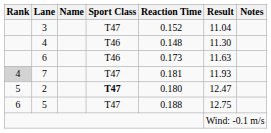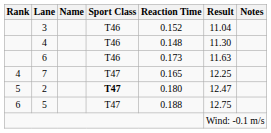(112, 27) T47 -> (112, 27) T46
(18, 74) lightgrey background -> (18, 74) no background
(171, 74) 0.181 -> (171, 74) 0.165
(220, 74) 11.93 -> (220, 74) 12.25
